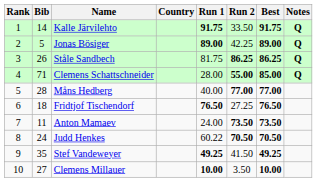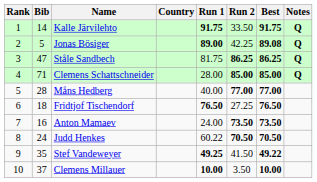(270, 43) 89.00 -> (270, 43) 89.08
(42, 59) 26 -> (42, 59) 47
(242, 75) 55.00 -> (242, 75) 85.00
(42, 122) 11 -> (42, 122) 16
(270, 153) 49.25 -> (270, 153) 49.22
(42, 169) 27 -> (42, 169) 37
